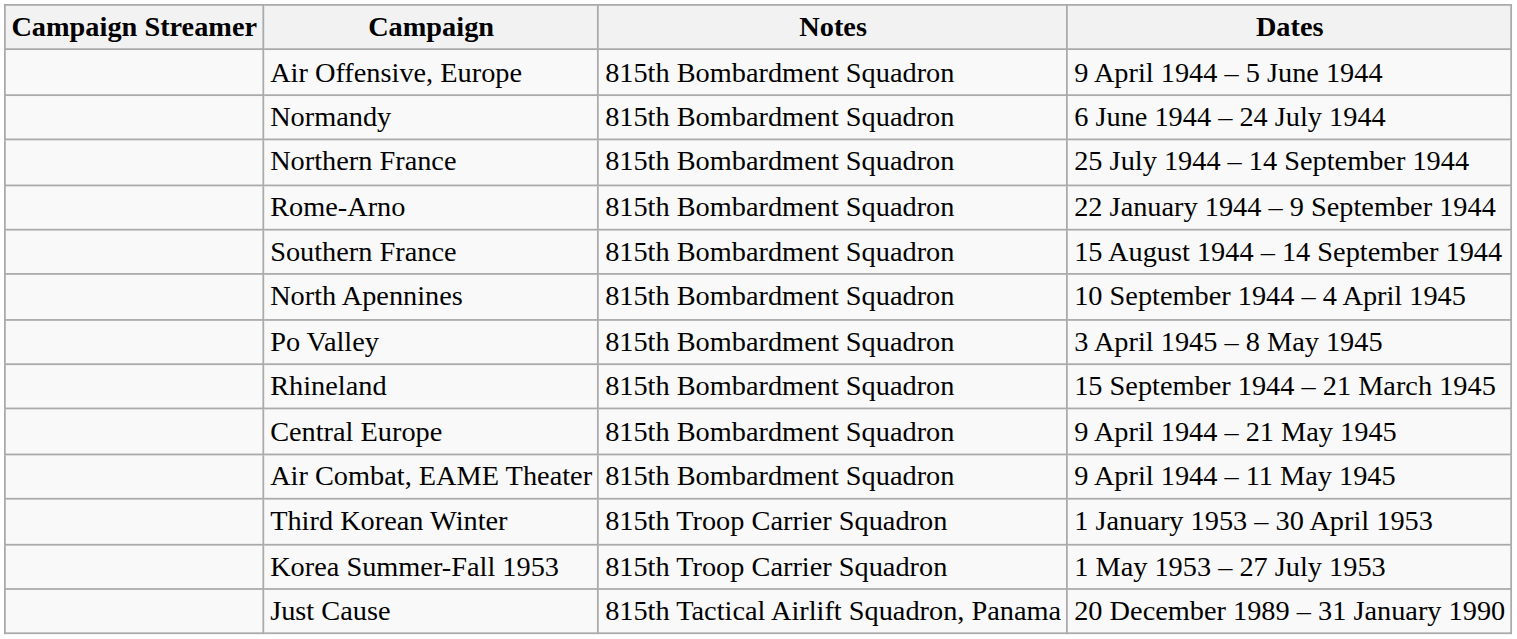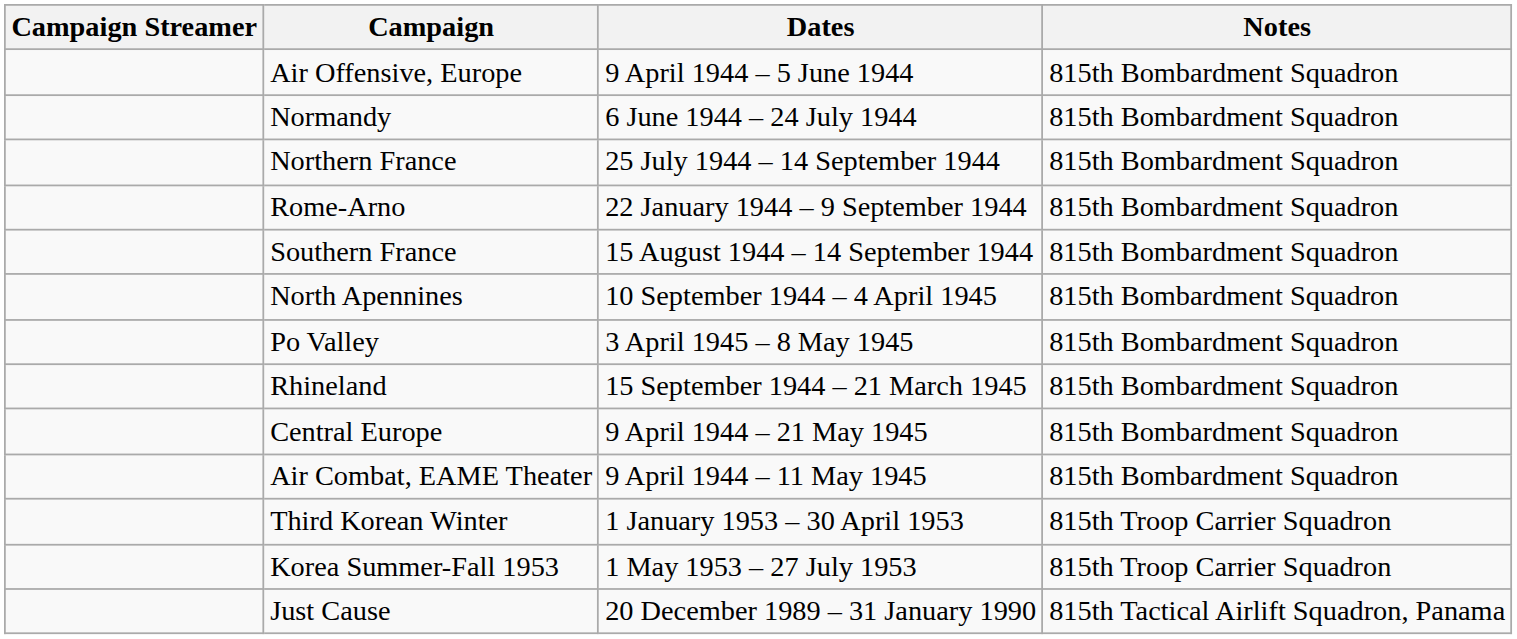columns swapped: (1290, 26) <-> (833, 26)
